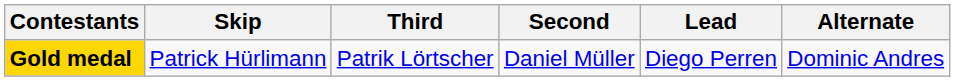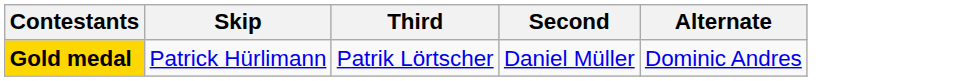- column: (711, 22)
